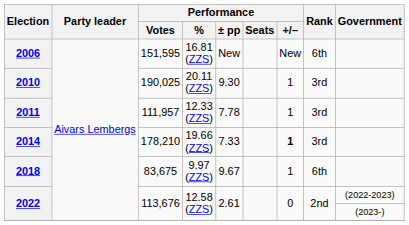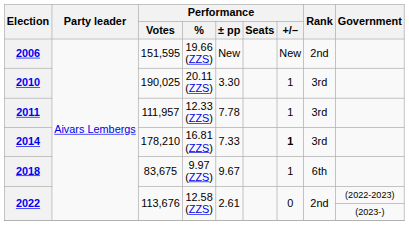(199, 53) 16.81 (ZZS) -> (199, 53) 19.66 (ZZS)
(319, 53) 6th -> (319, 53) 2nd
(229, 83) 9.30 -> (229, 83) 3.30
(199, 142) 19.66 (ZZS) -> (199, 142) 16.81 (ZZS)
